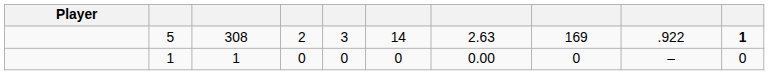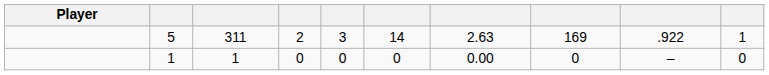(236, 37) 308 -> (235, 37) 311
(743, 37) bold -> (742, 37) normal
